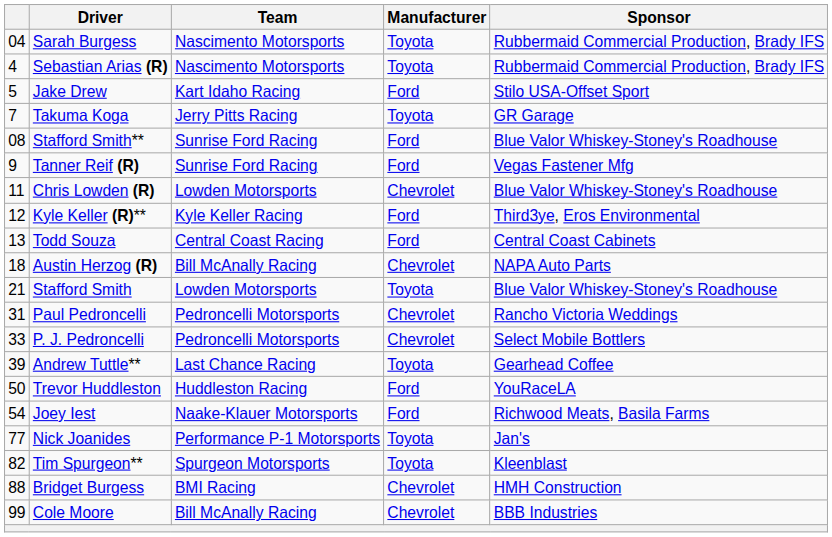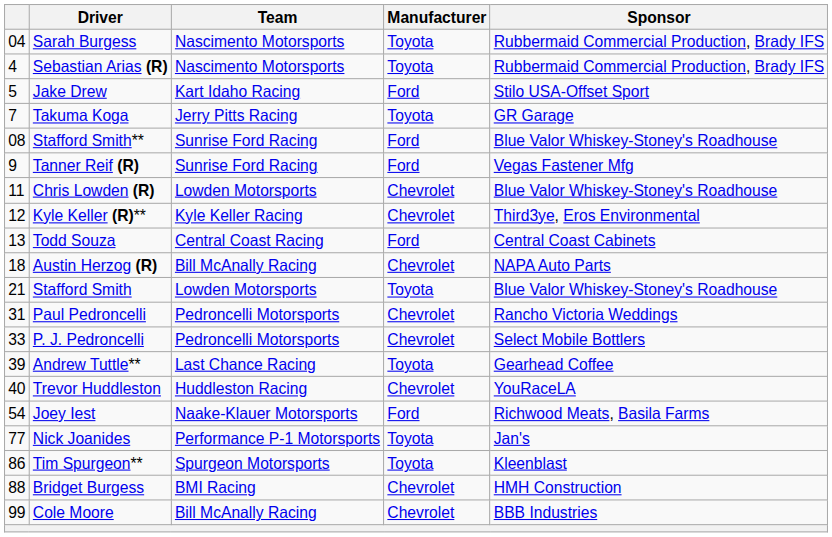(403, 215) Ford -> (421, 215) Chevrolet
(17, 389) 50 -> (17, 389) 40
(403, 389) Ford -> (421, 389) Chevrolet
(17, 463) 82 -> (17, 463) 86
